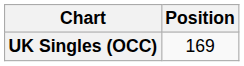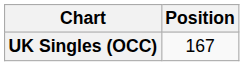(200, 46) 169 -> (200, 46) 167
